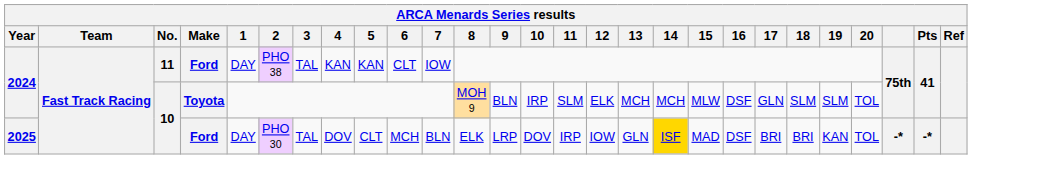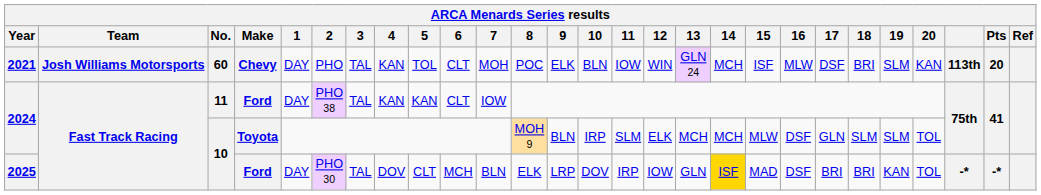+ row: (22, 64)
